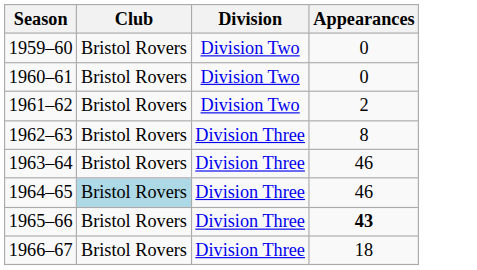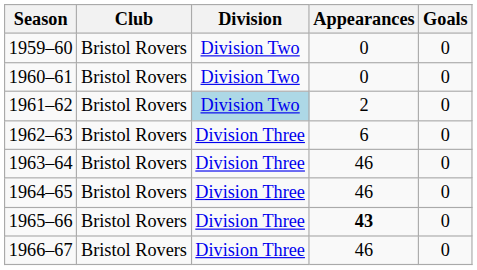+ column: (445, 18)
(250, 105) no background -> (250, 105) lightblue background
(364, 134) 8 -> (364, 134) 6
(134, 192) lightblue background -> (134, 192) no background
(364, 250) 18 -> (364, 250) 46
